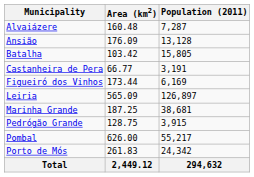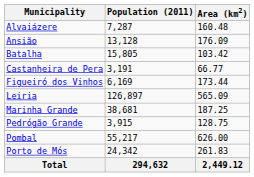columns swapped: (204, 12) <-> (132, 12)
